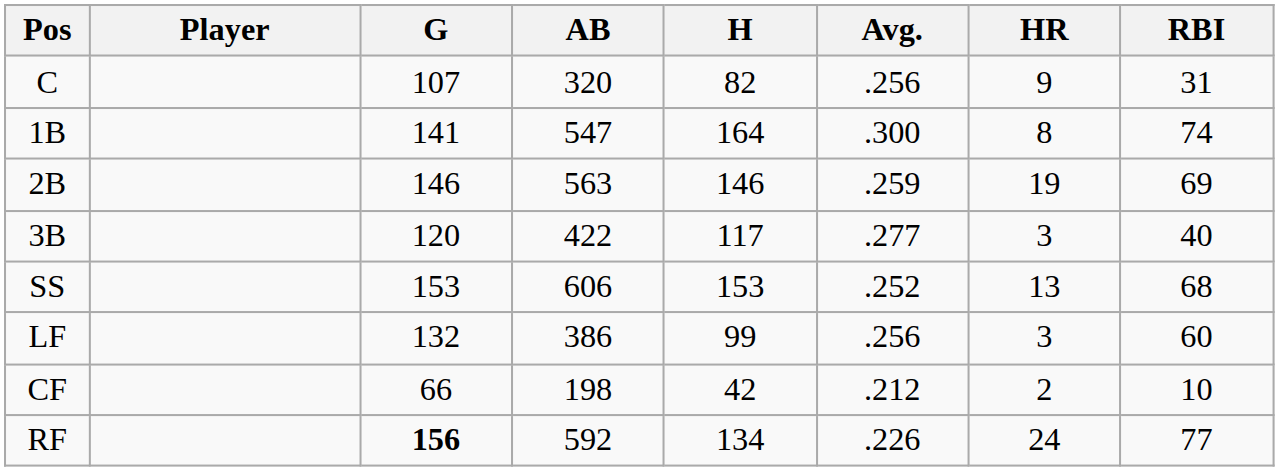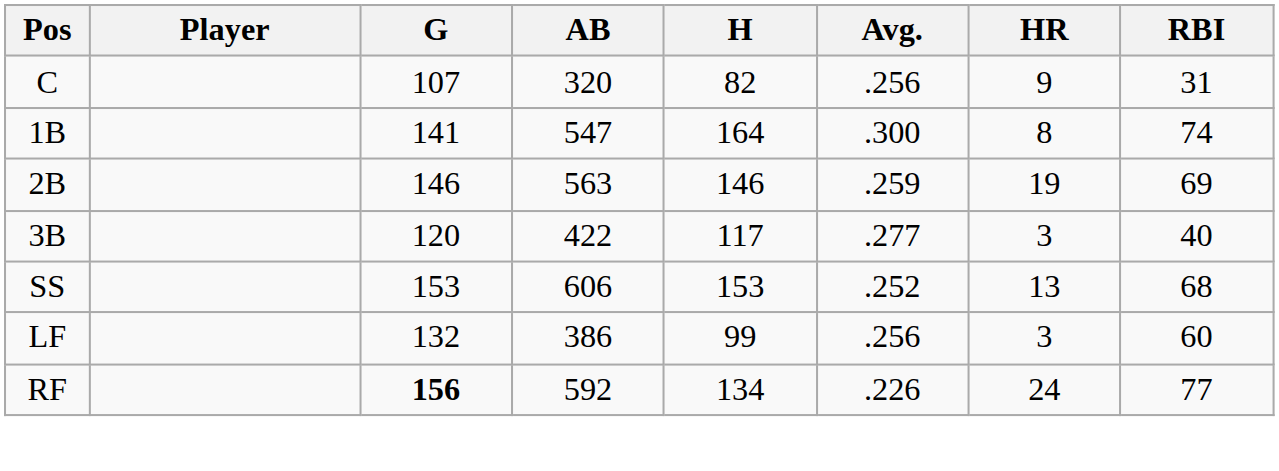- row: (47, 388)
